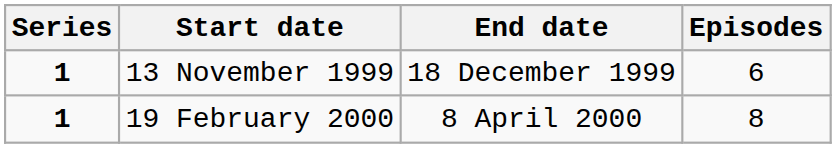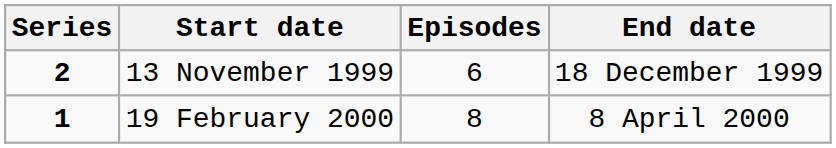columns swapped: (542, 28) <-> (756, 28)
(62, 73) 1 -> (62, 73) 2
